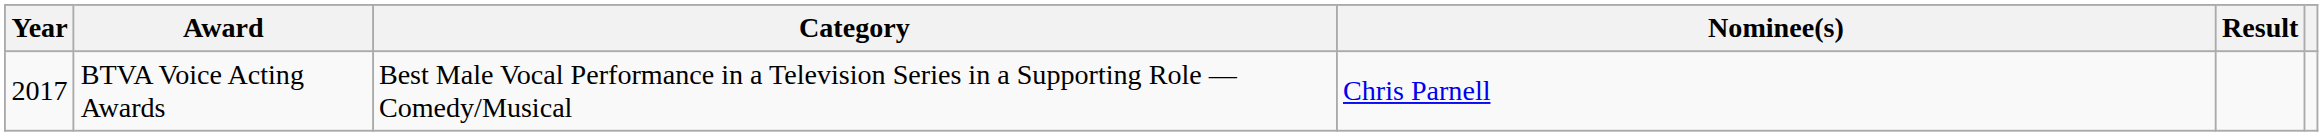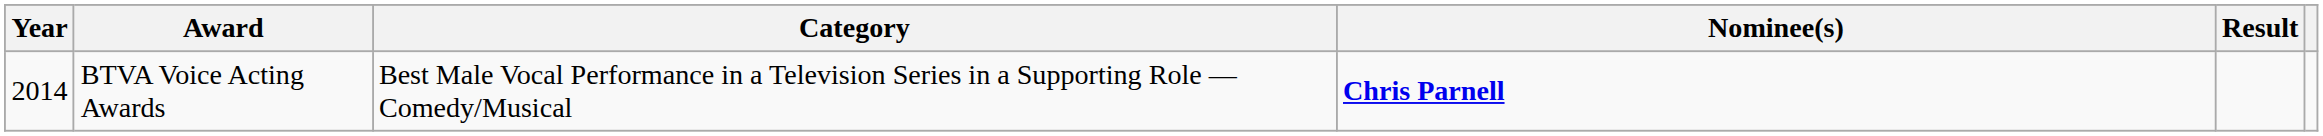(40, 90) 2017 -> (40, 90) 2014
(1417, 90) normal -> (1424, 90) bold
